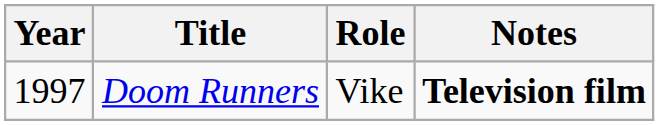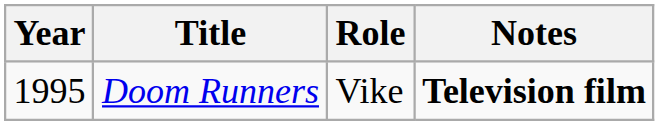(49, 90) 1997 -> (49, 90) 1995
